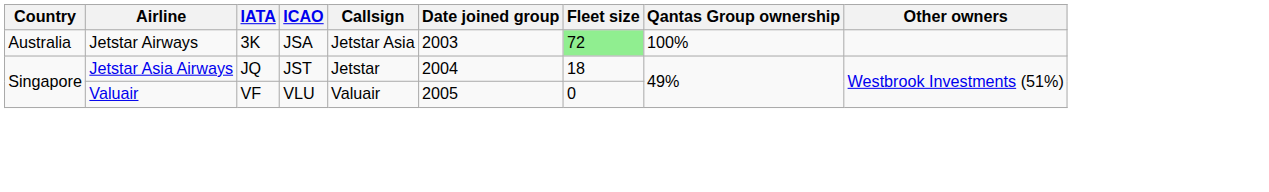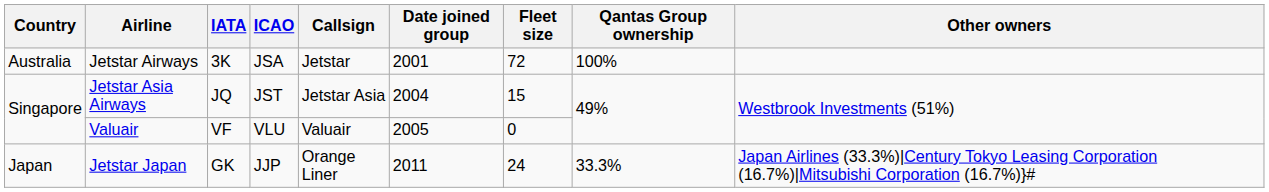(373, 42) Jetstar Asia -> (326, 61) Jetstar
(440, 42) 2003 -> (411, 61) 2001
(576, 42) lightgreen background -> (516, 61) no background
(355, 68) Jetstar -> (343, 95) Jetstar Asia
(576, 68) 18 -> (516, 95) 15
+ row: (138, 165)
